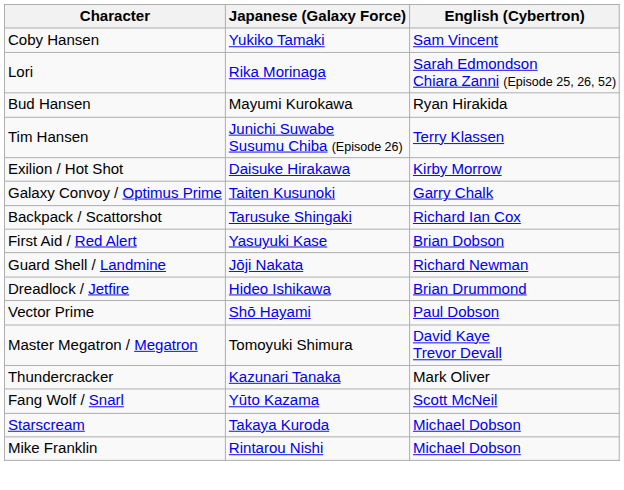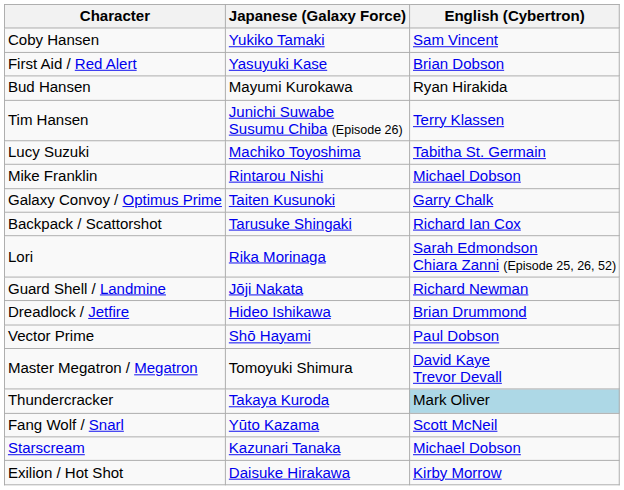rows swapped: (20, 72) <-> (72, 241)
+ row: (48, 152)
rows swapped: (53, 448) <-> (66, 169)
(285, 377) Kazunari Tanaka -> (279, 401) Takaya Kuroda
(451, 377) no background -> (451, 401) lightblue background
(279, 424) Takaya Kuroda -> (285, 448) Kazunari Tanaka
